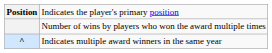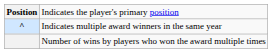rows swapped: (154, 26) <-> (132, 41)
